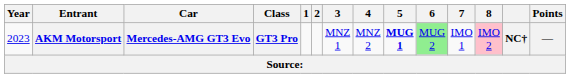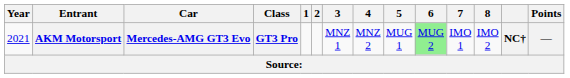(18, 38) 2023 -> (18, 38) 2021
(400, 38) bold -> (399, 38) normal
(489, 38) pink background -> (488, 38) no background
